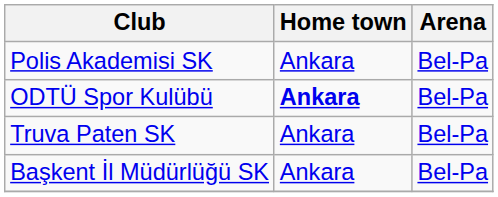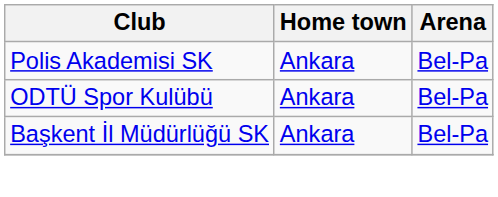(320, 97) bold -> (317, 97) normal
- row: (93, 135)
